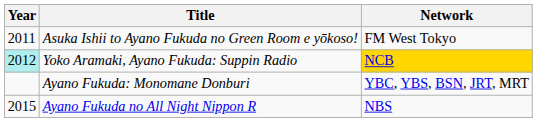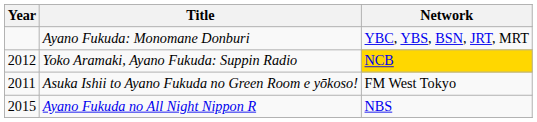rows swapped: (200, 38) <-> (146, 83)
(22, 60) paleturquoise background -> (22, 60) no background
